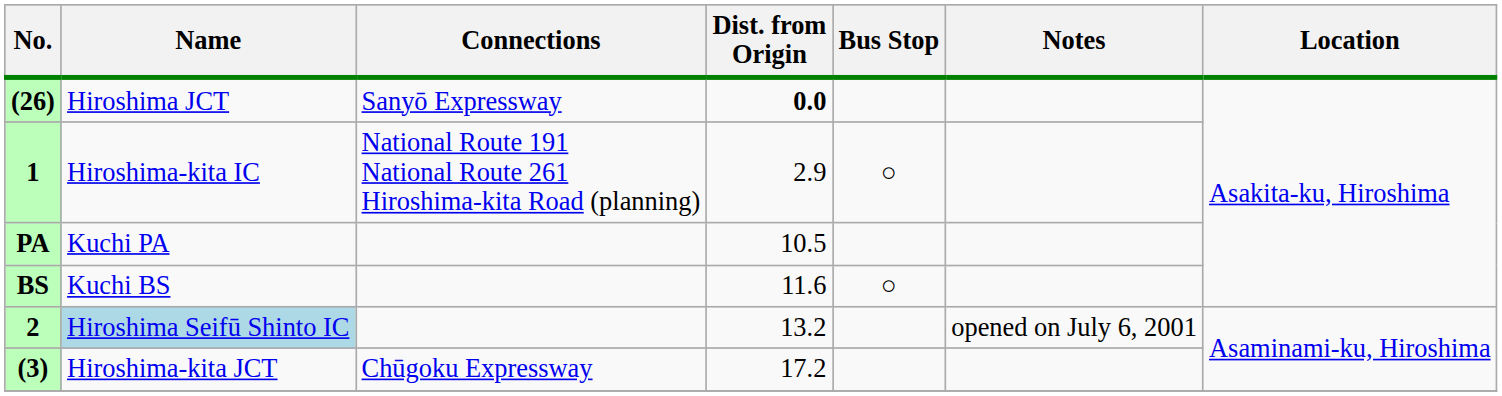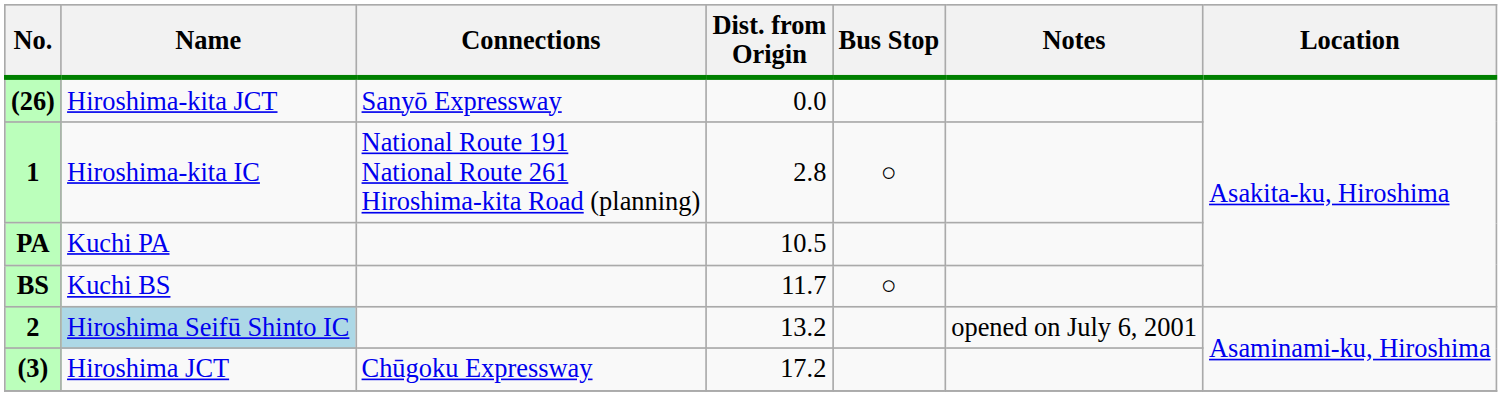(148, 100) Hiroshima JCT -> (172, 100) Hiroshima-kita JCT
(810, 100) bold -> (810, 100) normal
(810, 171) 2.9 -> (810, 171) 2.8
(804, 285) 11.6 -> (804, 285) 11.7
(172, 369) Hiroshima-kita JCT -> (148, 369) Hiroshima JCT
